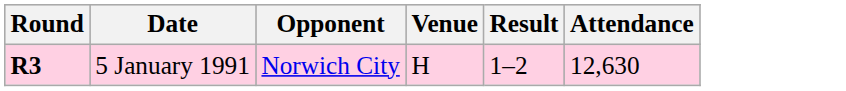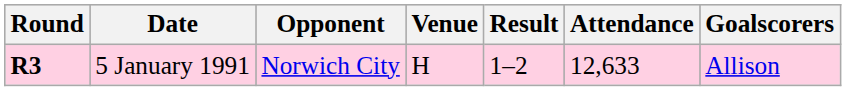+ column: (770, 24)
(605, 64) 12,630 -> (605, 64) 12,633
